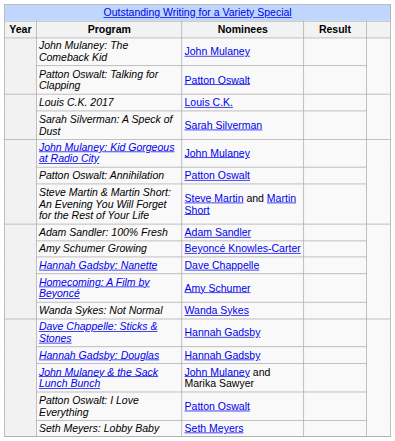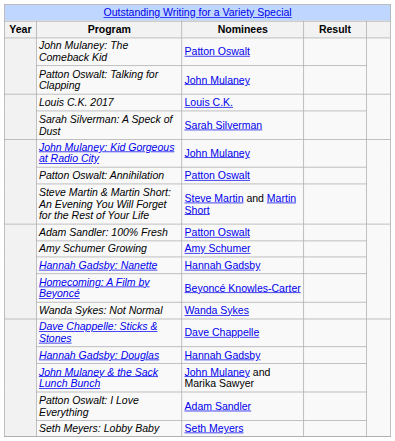(217, 52) John Mulaney -> (217, 52) Patton Oswalt
(217, 80) Patton Oswalt -> (217, 80) John Mulaney
(218, 233) Adam Sandler -> (217, 233) Patton Oswalt
(243, 249) Beyoncé Knowles-Carter -> (218, 249) Amy Schumer
(222, 266) Dave Chappelle -> (222, 266) Hannah Gadsby
(218, 288) Amy Schumer -> (243, 288) Beyoncé Knowles-Carter
(222, 333) Hannah Gadsby -> (222, 333) Dave Chappelle
(217, 406) Patton Oswalt -> (218, 406) Adam Sandler
